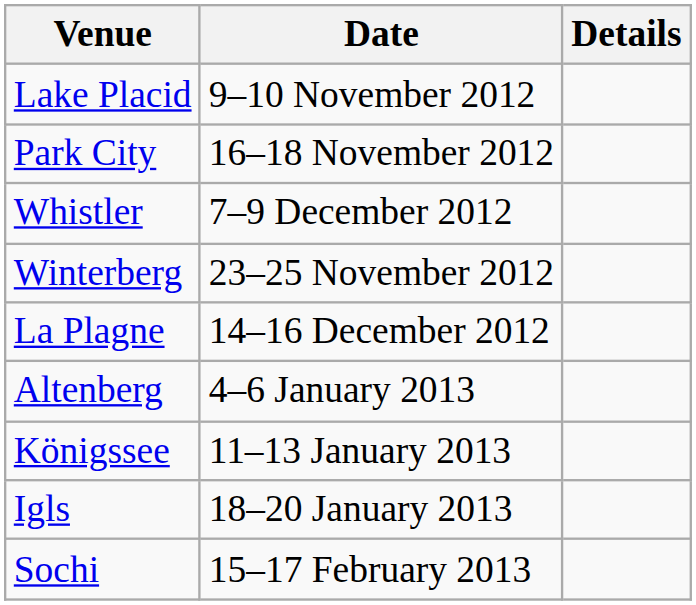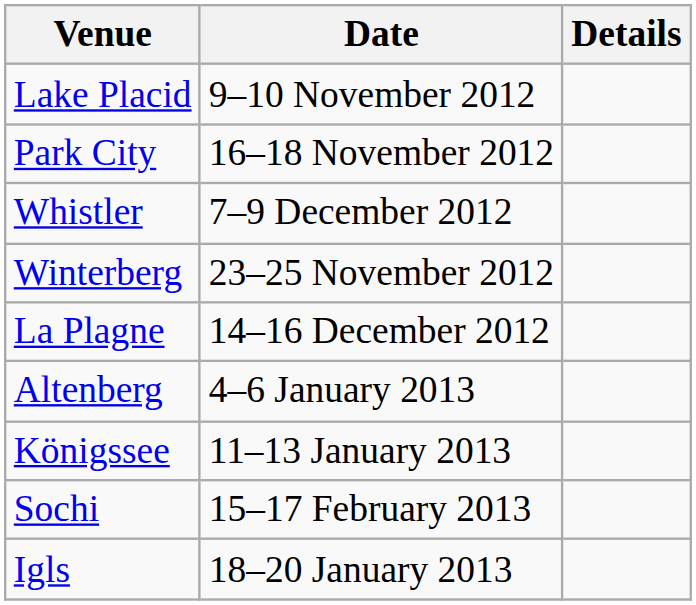rows swapped: (42, 509) <-> (56, 568)
